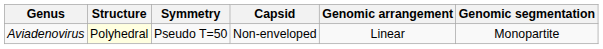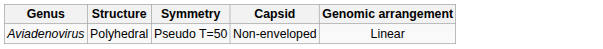- column: (527, 14)
(119, 33) lightyellow background -> (119, 33) no background
